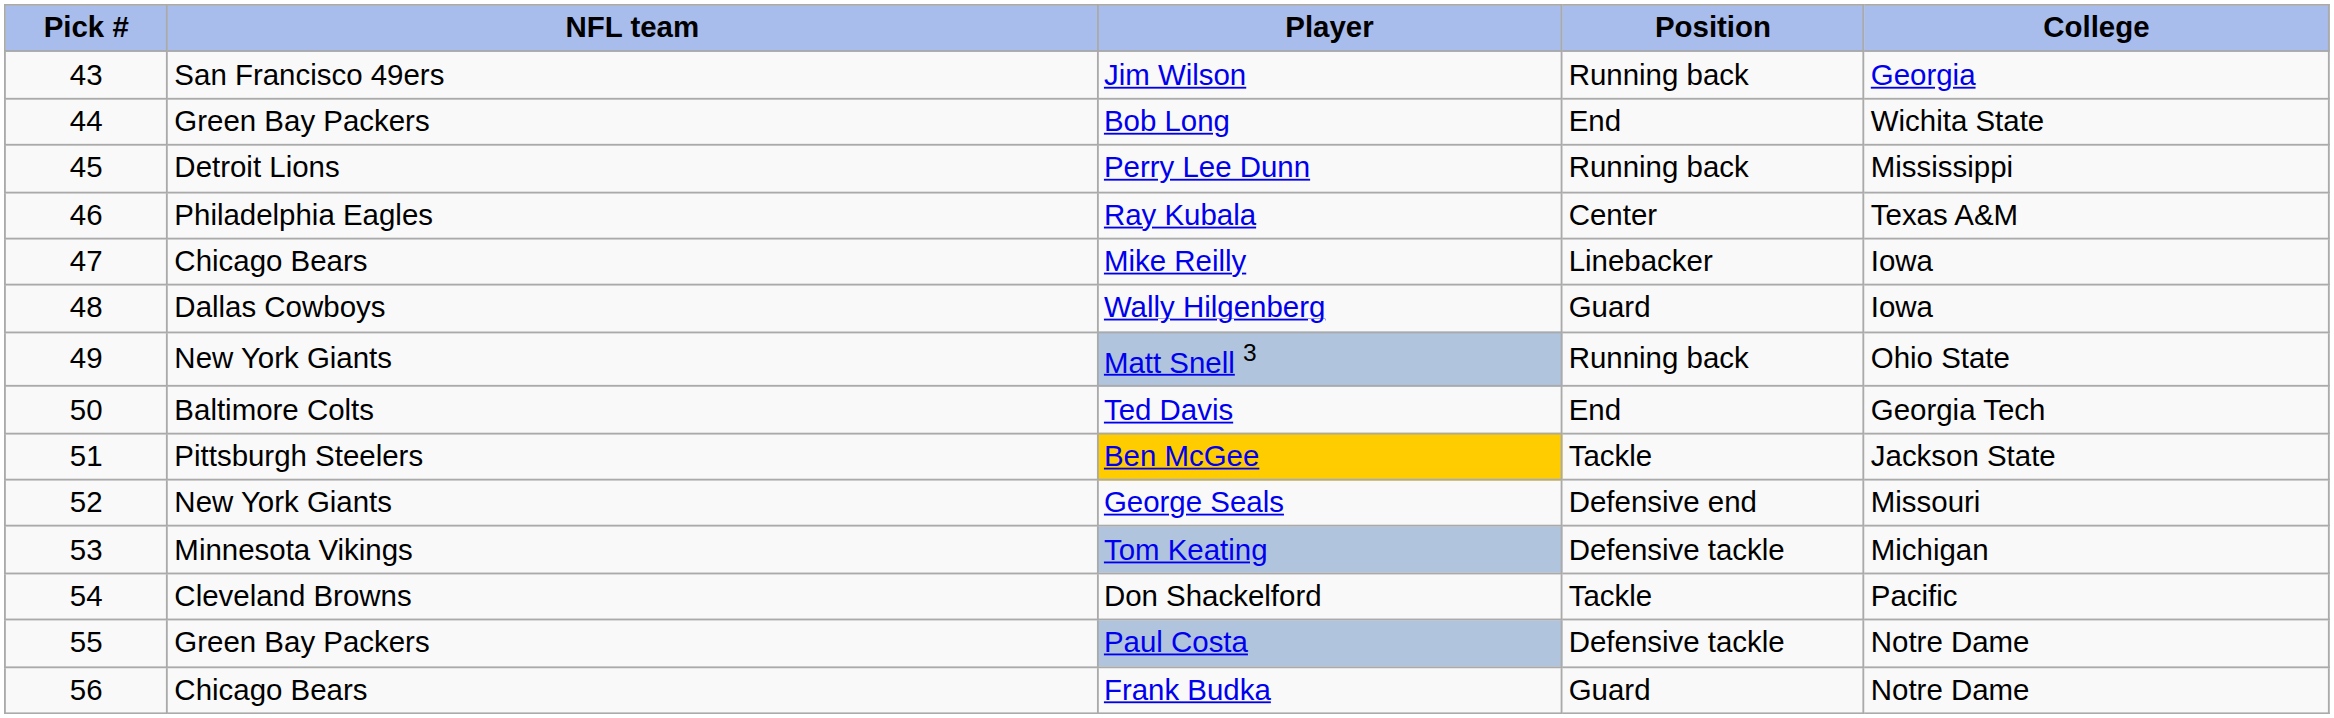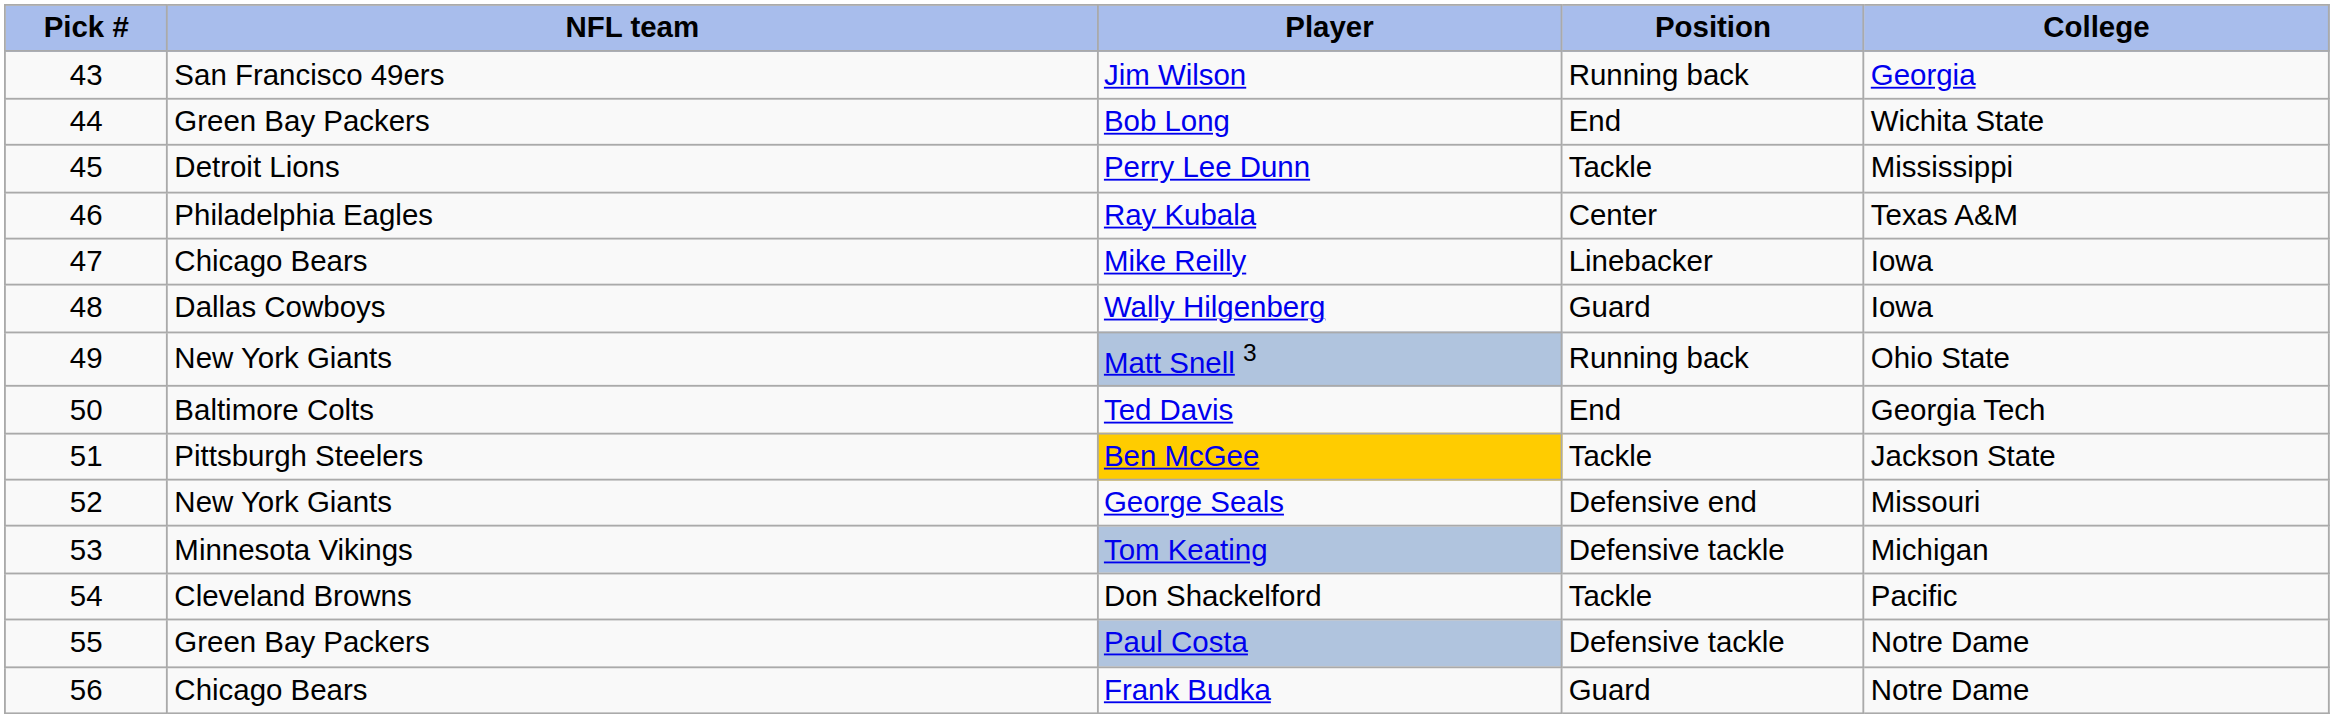(1659, 167) Running back -> (1610, 167) Tackle
